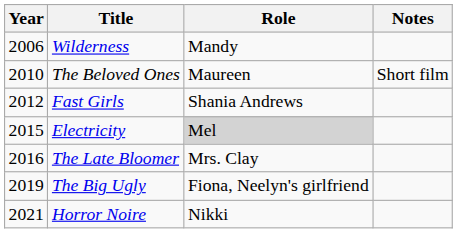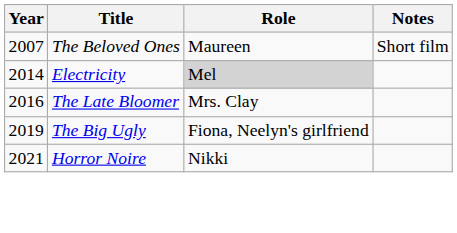- row: (91, 46)
(26, 74) 2010 -> (26, 46) 2007
- row: (88, 102)
(26, 130) 2015 -> (26, 74) 2014
